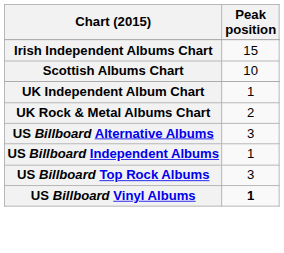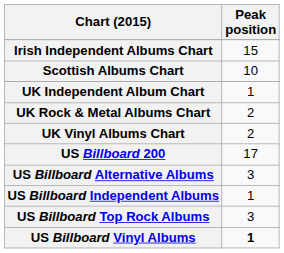+ row: (113, 133)
+ row: (113, 154)
